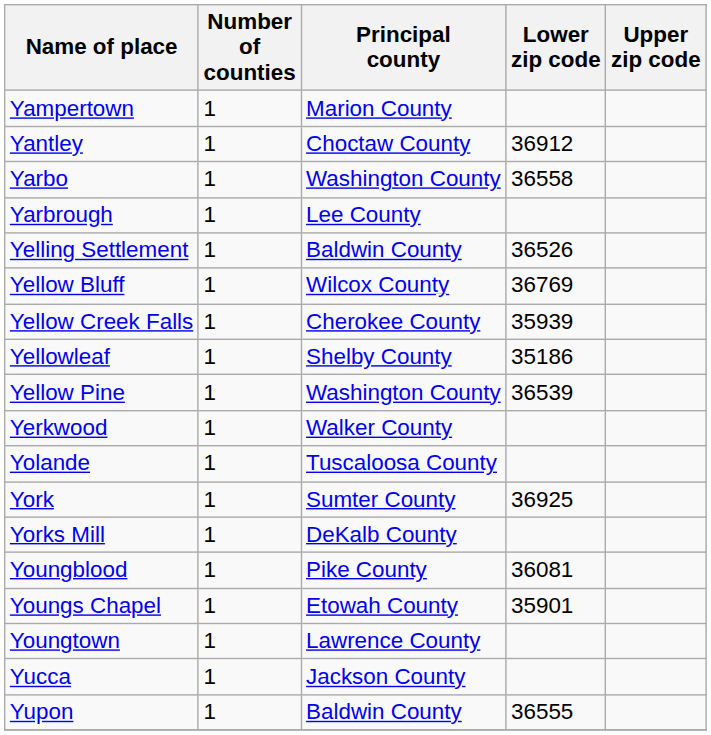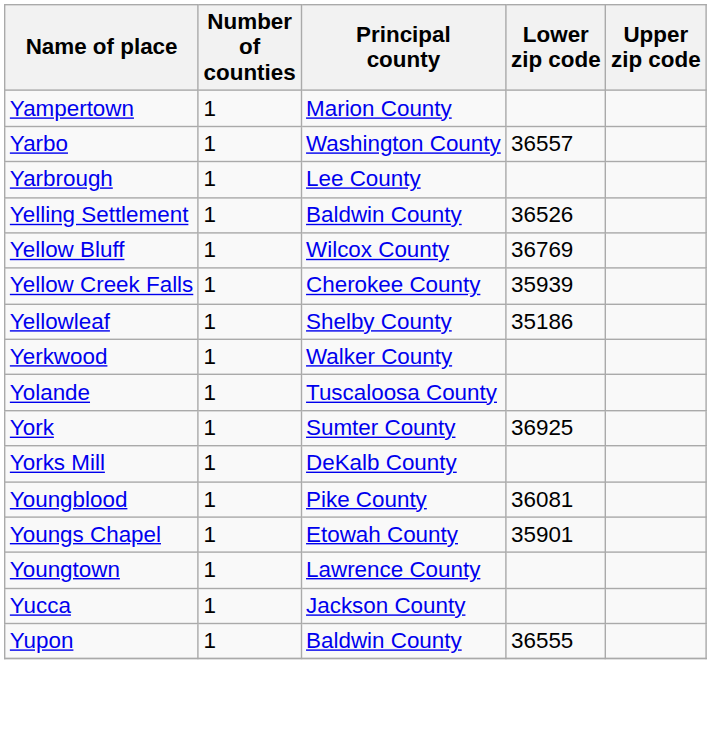- row: (46, 143)
(542, 179) 36558 -> (542, 143) 36557
- row: (67, 392)
